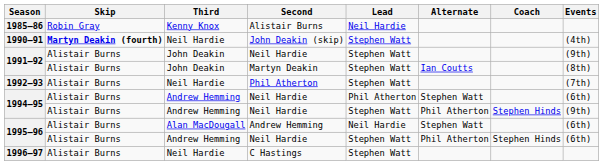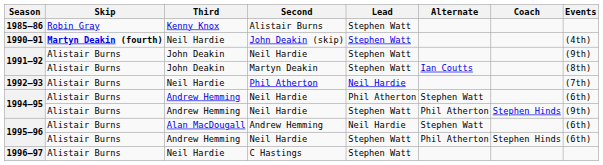(377, 26) Neil Hardie -> (380, 26) Stephen Watt
(380, 82) Stephen Watt -> (377, 82) Neil Hardie
